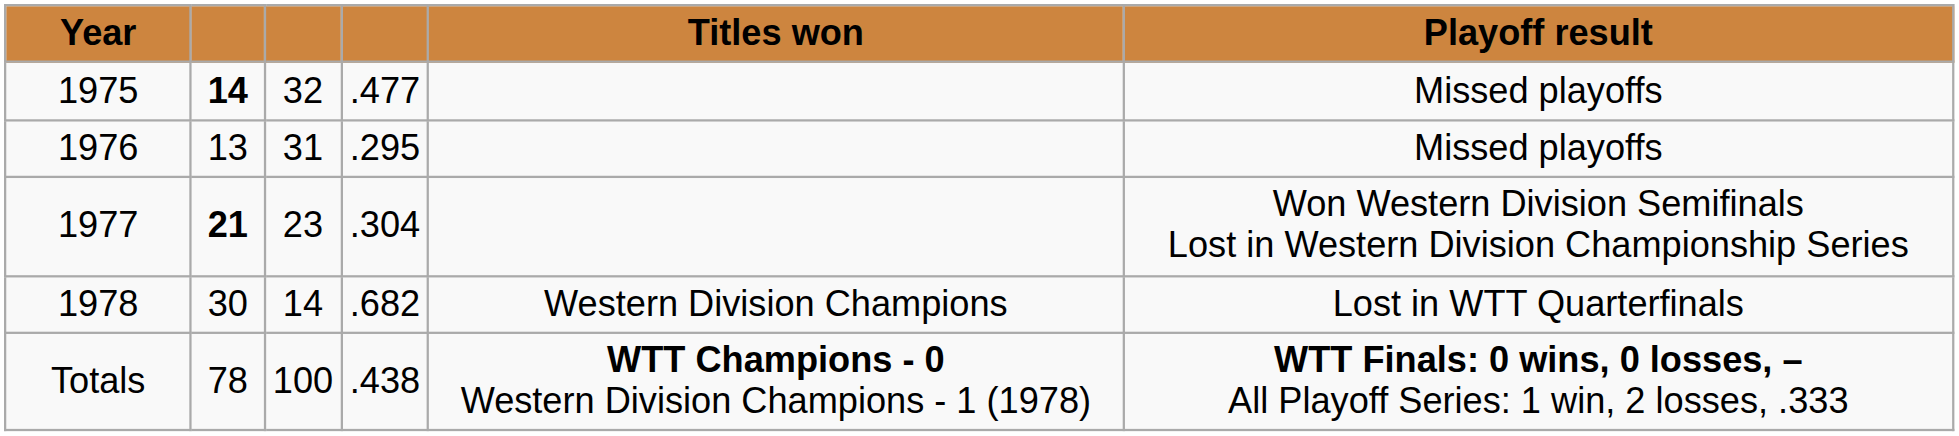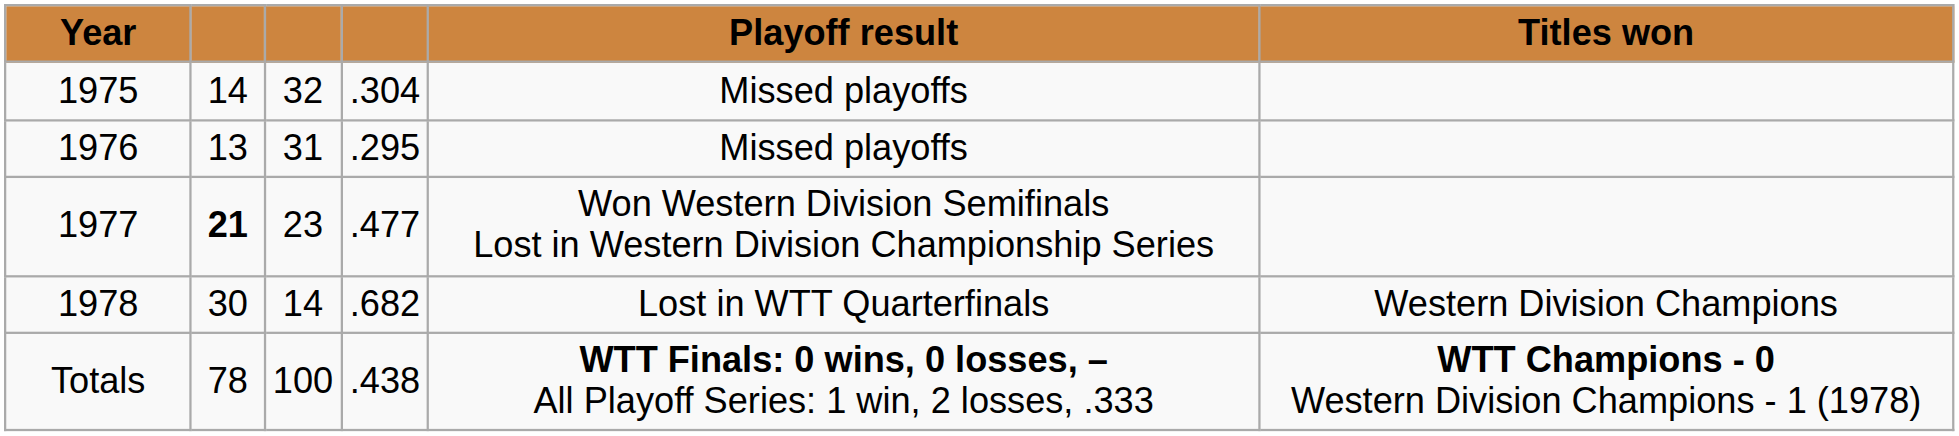columns swapped: (1538, 33) <-> (776, 33)
(228, 90) bold -> (228, 90) normal
(385, 90) .477 -> (385, 90) .304
(385, 225) .304 -> (385, 225) .477
